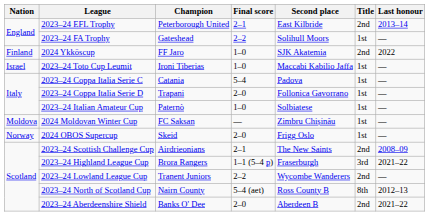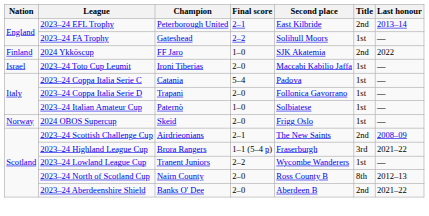(240, 66) 1–0 -> (239, 66) 2–0
- row: (89, 121)
(363, 176) 2nd -> (361, 162) 1st
(249, 190) 5–4 (aet) -> (239, 176) 2–0
